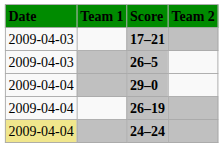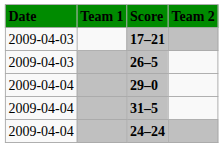- row: (147, 108)
+ row: (144, 108)
(41, 131) khaki background -> (41, 131) no background
